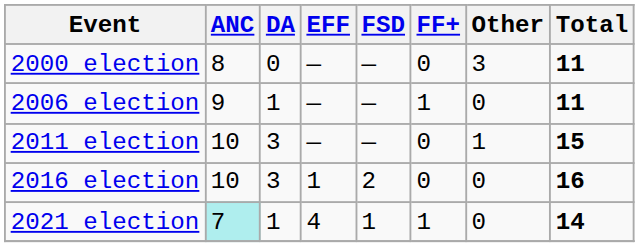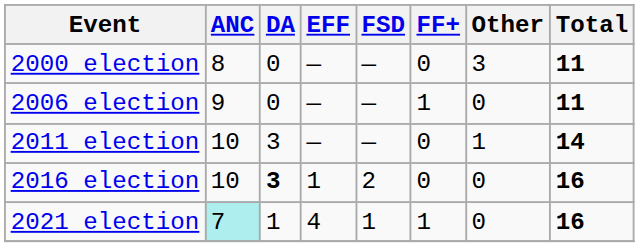(273, 103) 1 -> (273, 103) 0
(570, 143) 15 -> (570, 143) 14
(273, 182) normal -> (273, 182) bold
(570, 222) 14 -> (570, 222) 16
